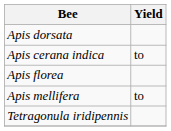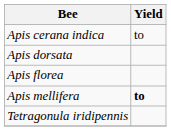rows swapped: (40, 34) <-> (56, 55)
(139, 95) normal -> (139, 95) bold
